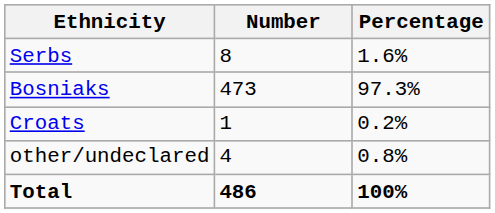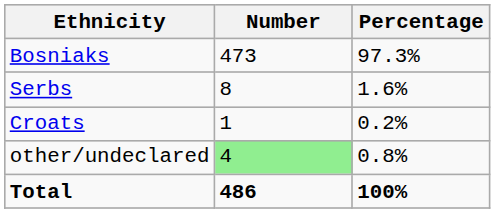rows swapped: (60, 90) <-> (41, 56)
(226, 157) no background -> (226, 157) lightgreen background
